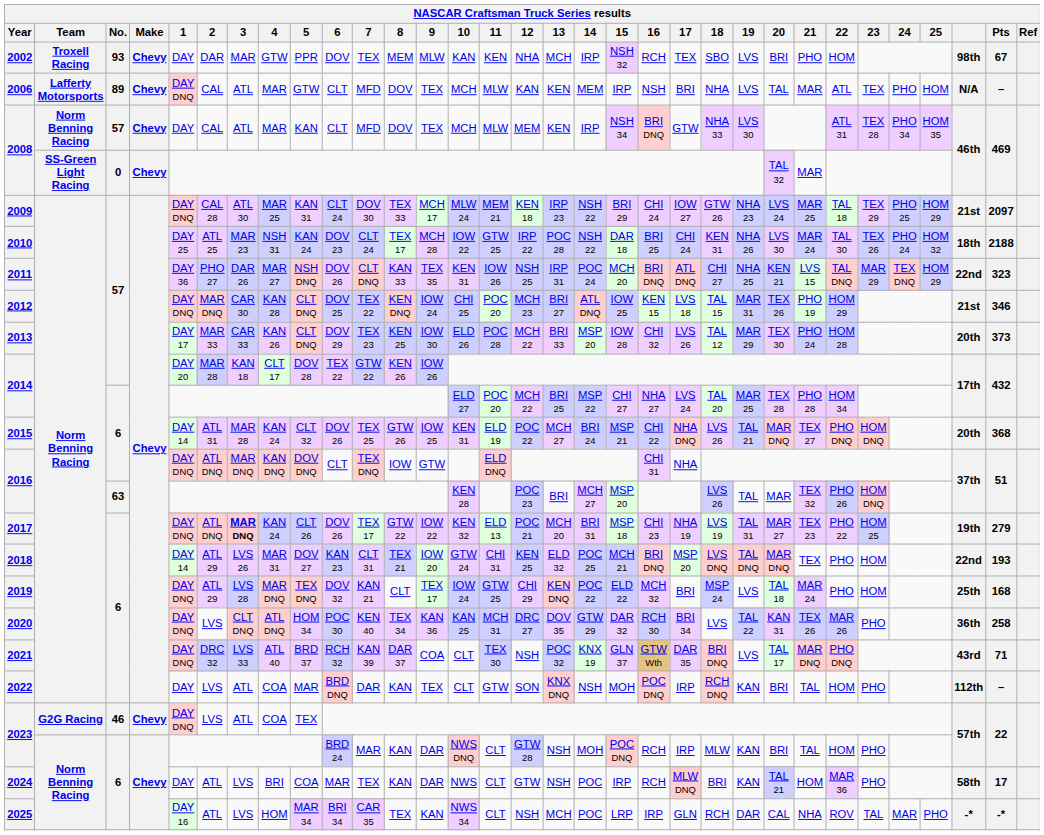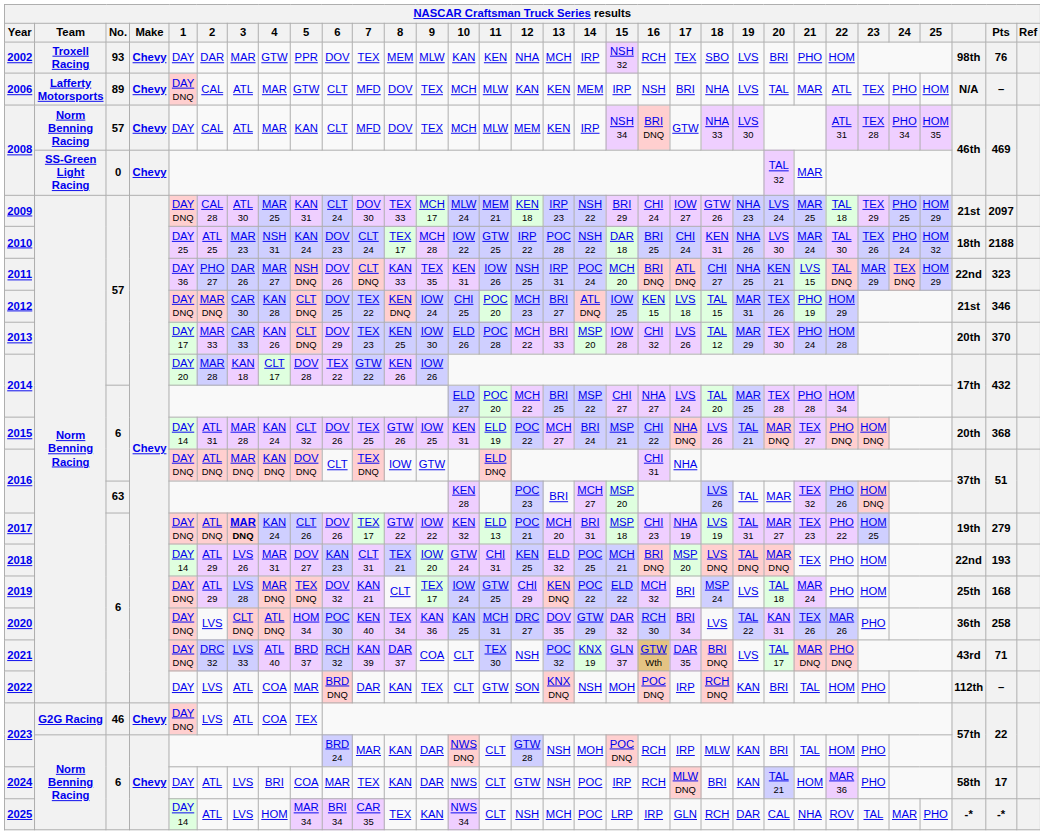(1001, 58) 67 -> (1001, 58) 76
(1001, 338) 373 -> (1001, 338) 370
(183, 814) DAY 16 -> (183, 814) DAY 14
